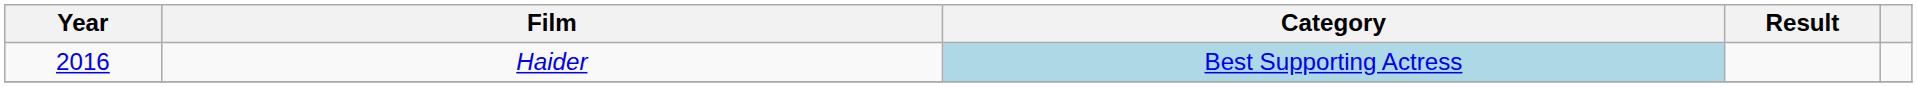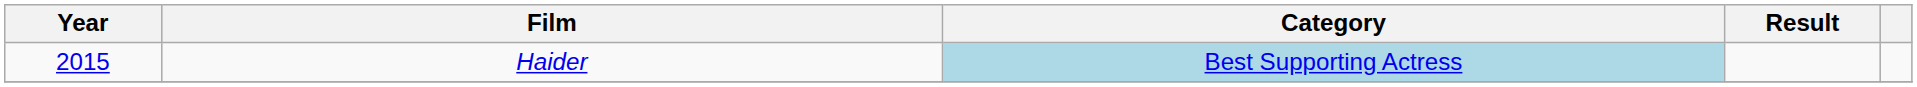(83, 61) 2016 -> (83, 61) 2015
